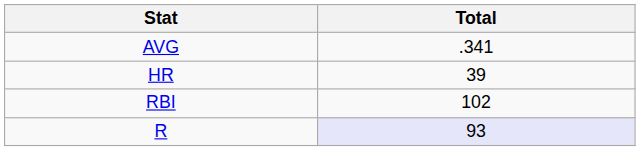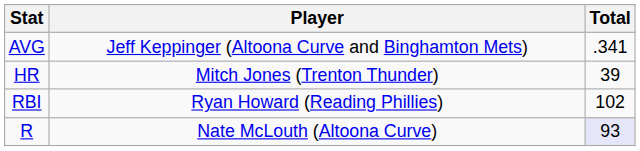+ column: (317, 18)
